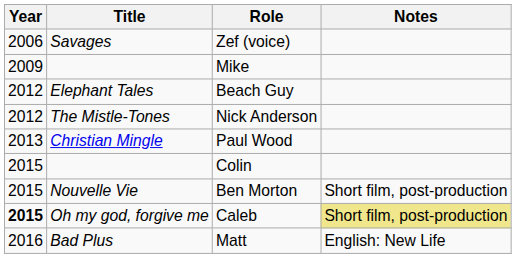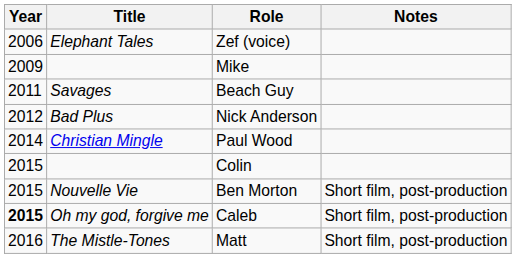(81, 41) Savages -> (102, 41) Elephant Tales
(26, 91) 2012 -> (25, 91) 2011
(102, 91) Elephant Tales -> (81, 91) Savages
(110, 116) The Mistle-Tones -> (82, 116) Bad Plus
(26, 141) 2013 -> (26, 141) 2014
(416, 215) khaki background -> (416, 215) no background
(82, 240) Bad Plus -> (110, 240) The Mistle-Tones
(385, 240) English: New Life -> (416, 240) Short film, post-production
